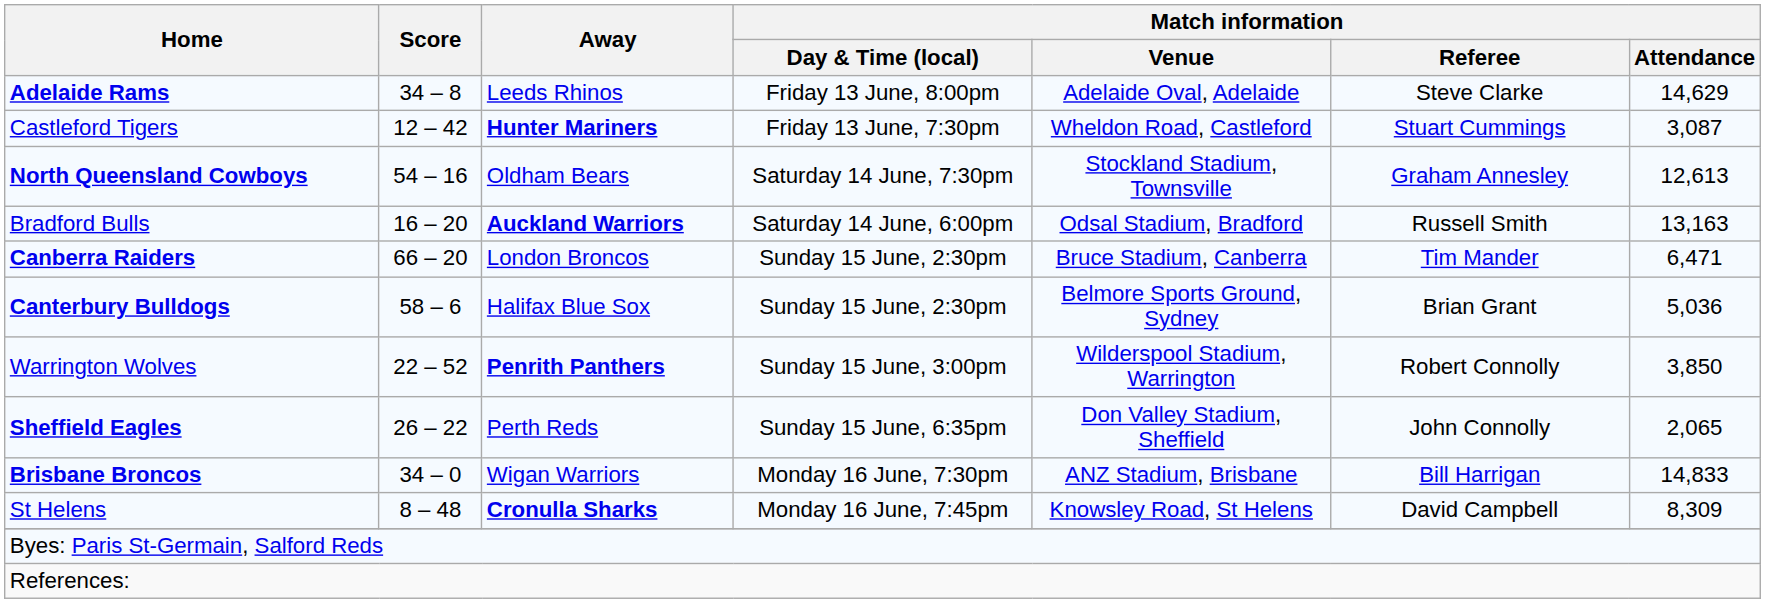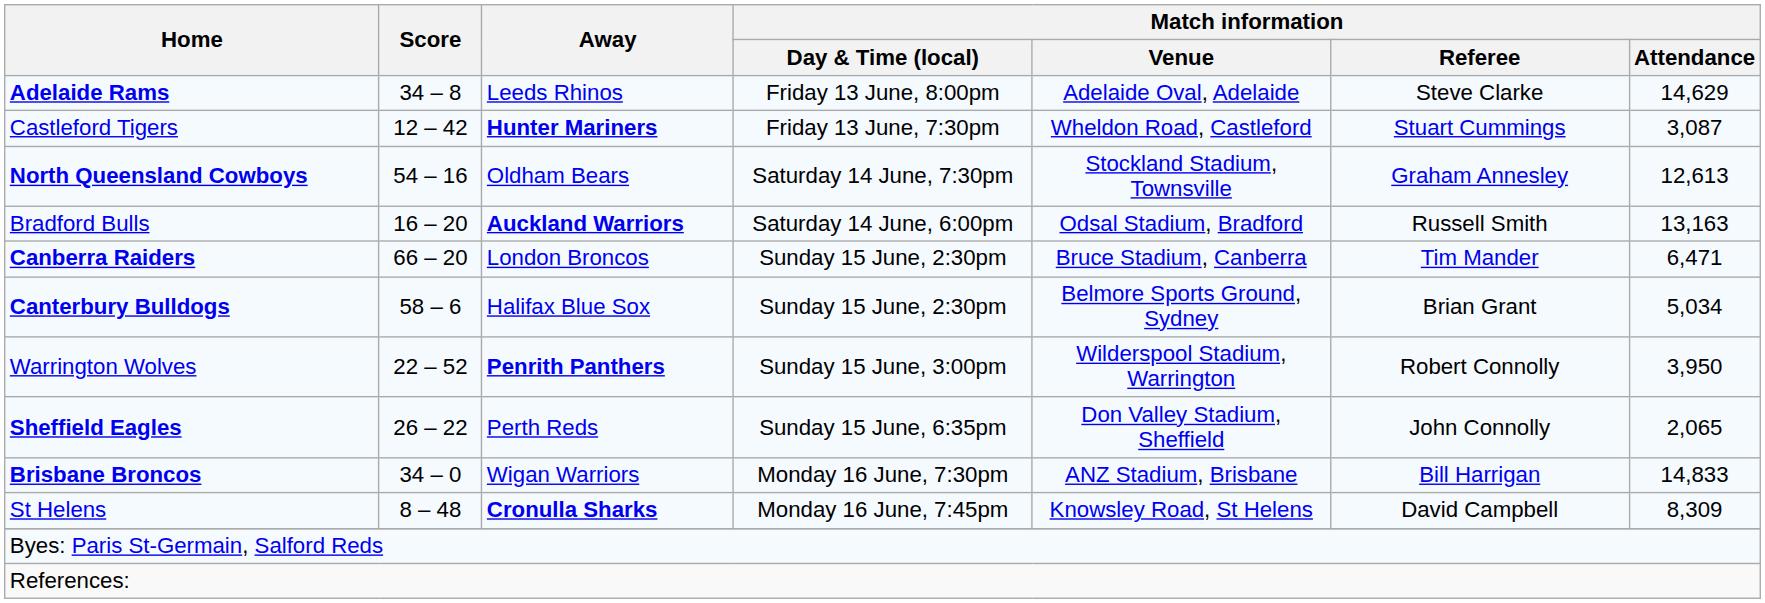(1695, 306) 5,036 -> (1695, 306) 5,034
(1695, 366) 3,850 -> (1695, 366) 3,950
